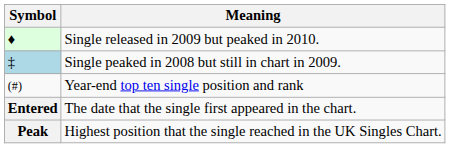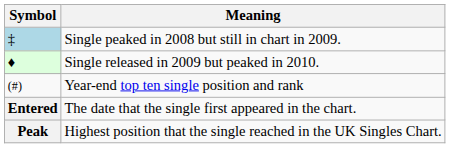rows swapped: (203, 62) <-> (192, 39)
